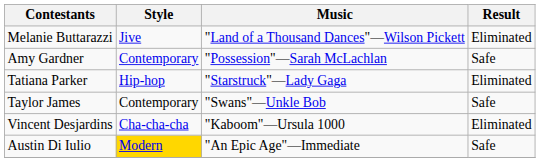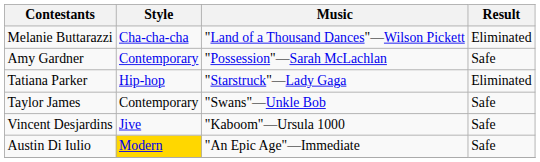(130, 37) Jive -> (154, 37) Cha-cha-cha
(154, 124) Cha-cha-cha -> (130, 124) Jive
(501, 124) Eliminated -> (483, 124) Safe
